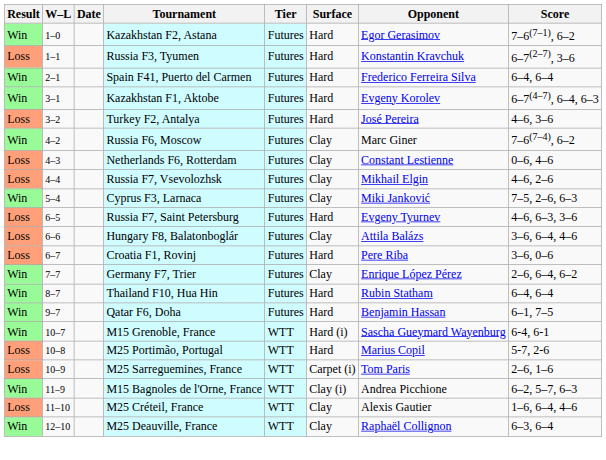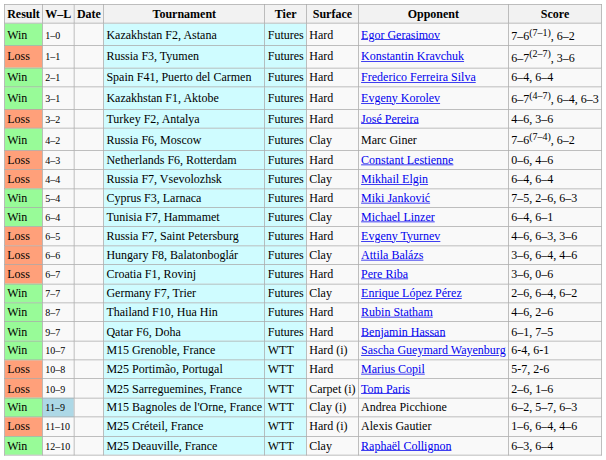(321, 160) Clay -> (321, 160) Hard
(532, 179) 4–6, 2–6 -> (532, 179) 6–4, 6–4
(321, 198) Clay -> (321, 198) Hard
+ row: (163, 217)
(532, 293) 6–4, 6–4 -> (532, 312) 4–6, 2–6
(55, 389) no background -> (55, 408) lightblue background
(321, 407) Clay -> (328, 426) Hard (i)
